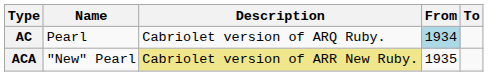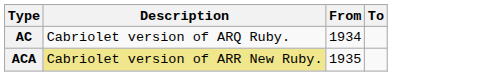- column: (91, 16)
(441, 38) lightblue background -> (345, 38) no background
